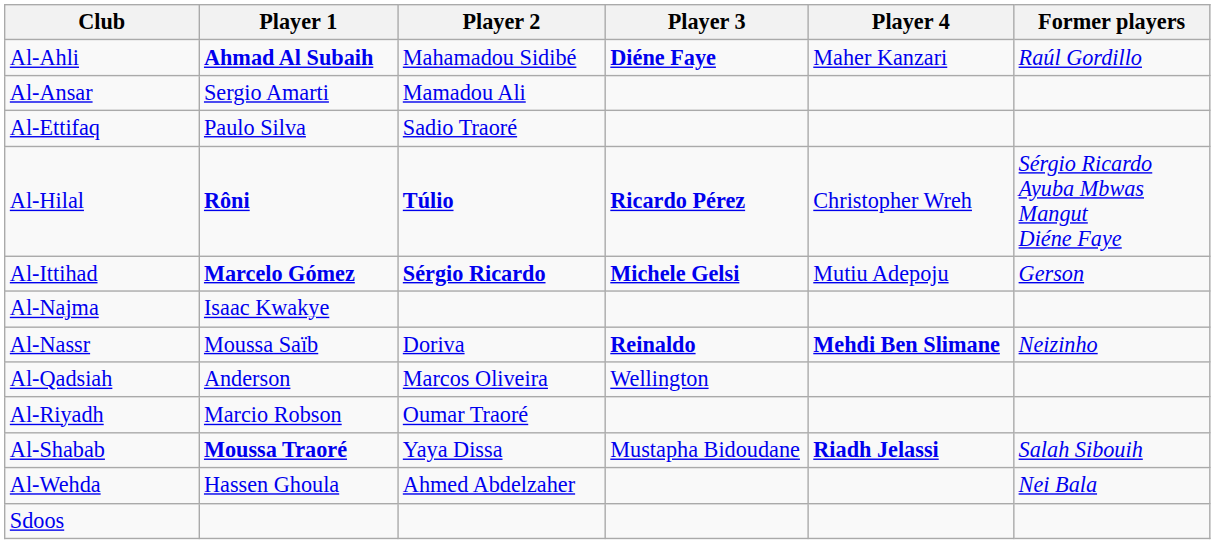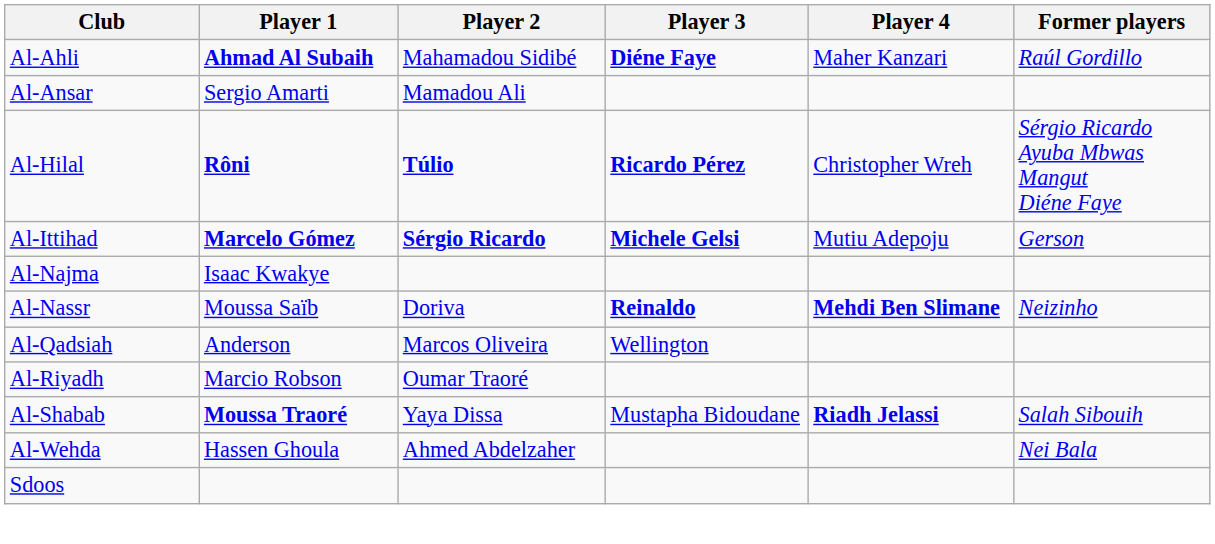- row: (55, 127)
